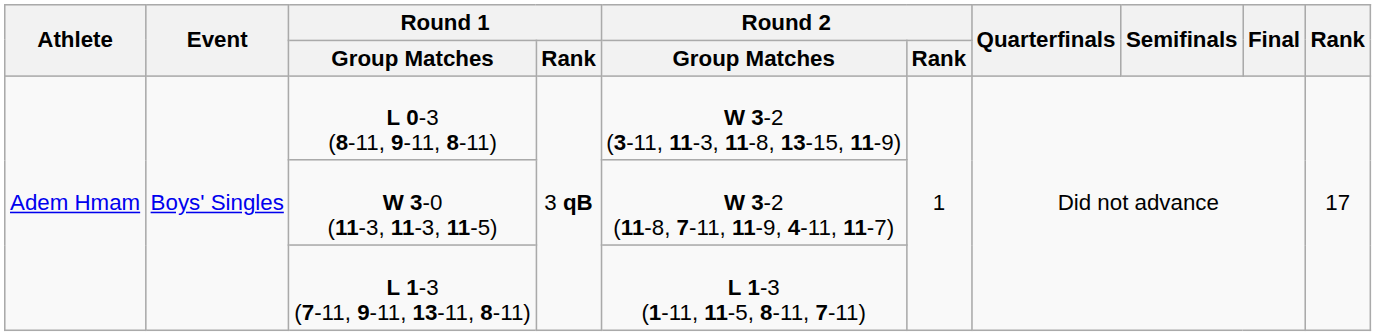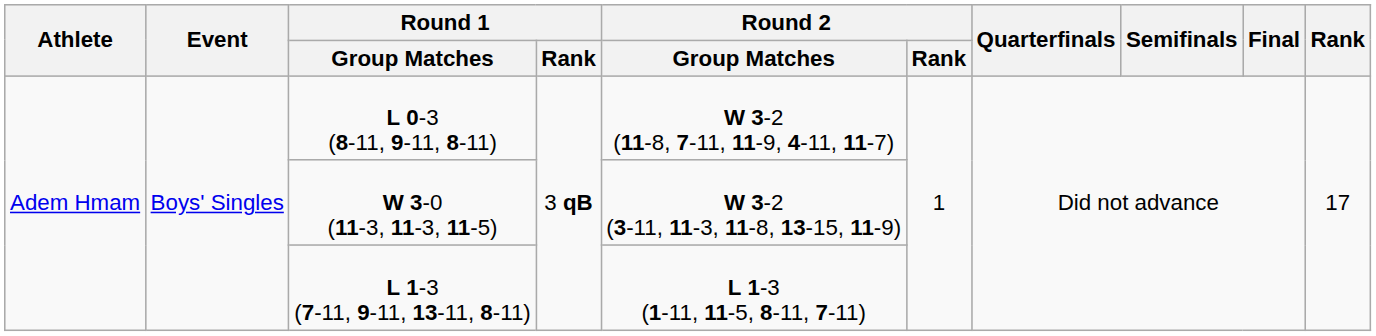(754, 131) W 3-2 (3-11, 11-3, 11-8, 13-15, 11-9) -> (754, 131) W 3-2 (11-8, 7-11, 11-9, 4-11, 11-7)
(754, 215) W 3-2 (11-8, 7-11, 11-9, 4-11, 11-7) -> (754, 215) W 3-2 (3-11, 11-3, 11-8, 13-15, 11-9)
